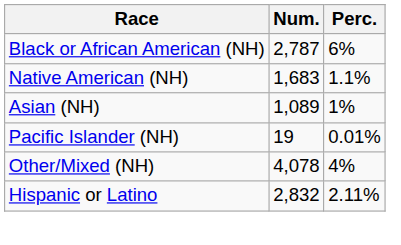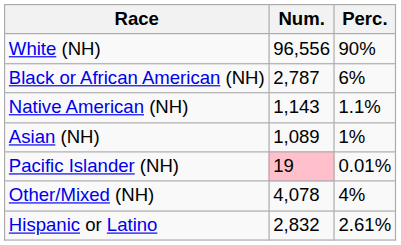+ row: (55, 48)
(296, 78) 1,683 -> (296, 107) 1,143
(284, 136) no background -> (284, 166) pink background
(354, 195) 2.11% -> (365, 225) 2.61%
